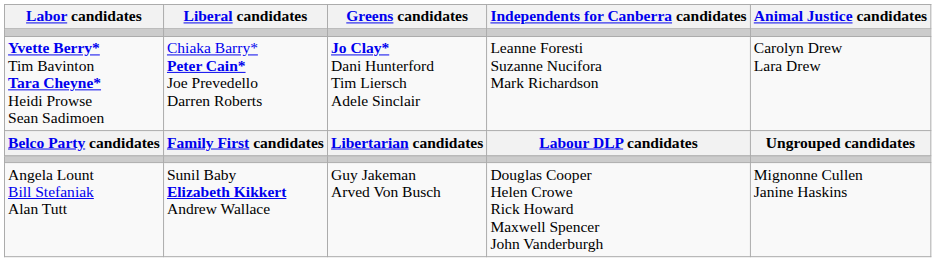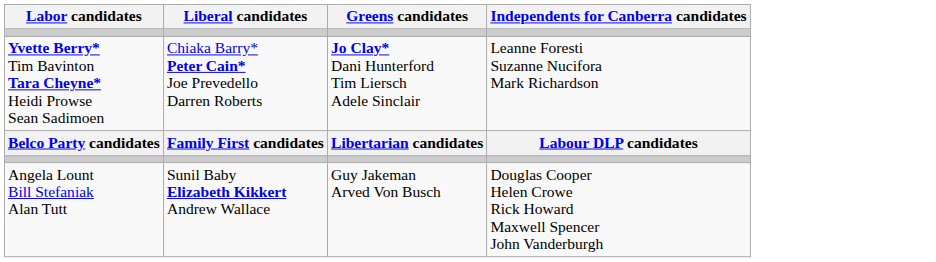- column: (840, 16)
